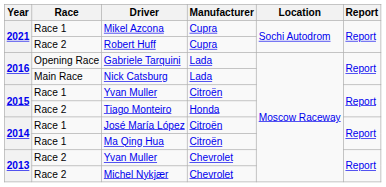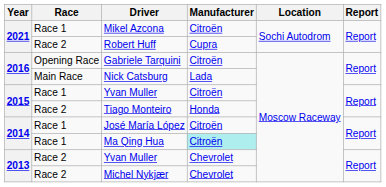(203, 29) Cupra -> (206, 29) Citroën
(201, 61) Lada -> (206, 61) Citroën
(206, 142) no background -> (206, 142) paleturquoise background
